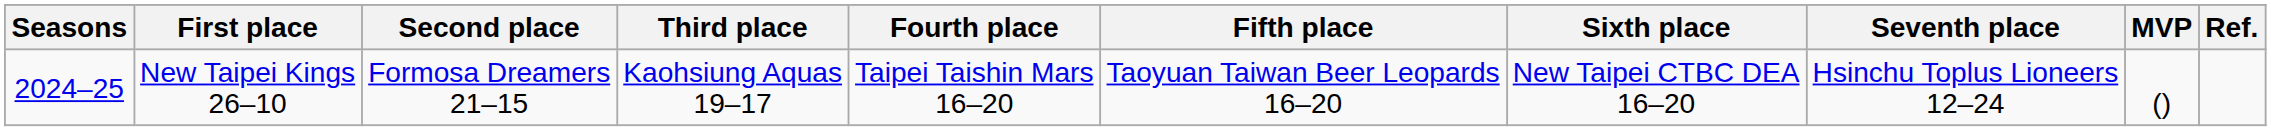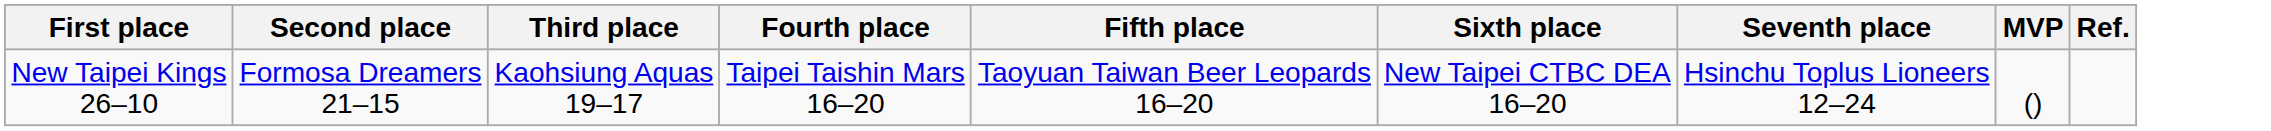- column: (69, 27)
